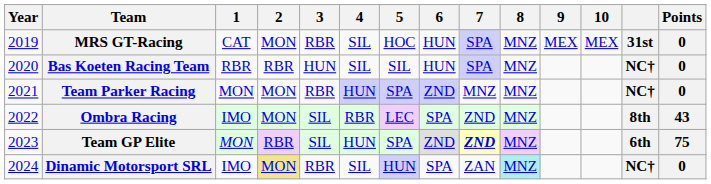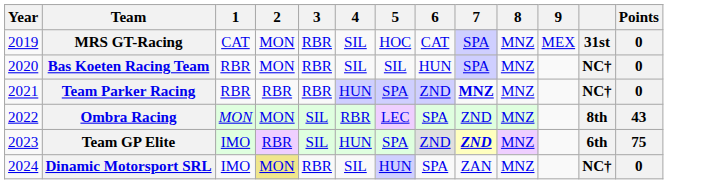- column: (602, 17)
(439, 42) HUN -> (435, 42) CAT
(279, 67) RBR -> (277, 67) MON
(320, 67) HUN -> (317, 67) RBR
(236, 92) MON -> (235, 92) RBR
(279, 92) MON -> (277, 92) RBR
(480, 92) normal -> (476, 92) bold
(236, 117) IMO -> (235, 117) MON
(236, 142) MON -> (235, 142) IMO
(520, 166) paleturquoise background -> (518, 166) no background
